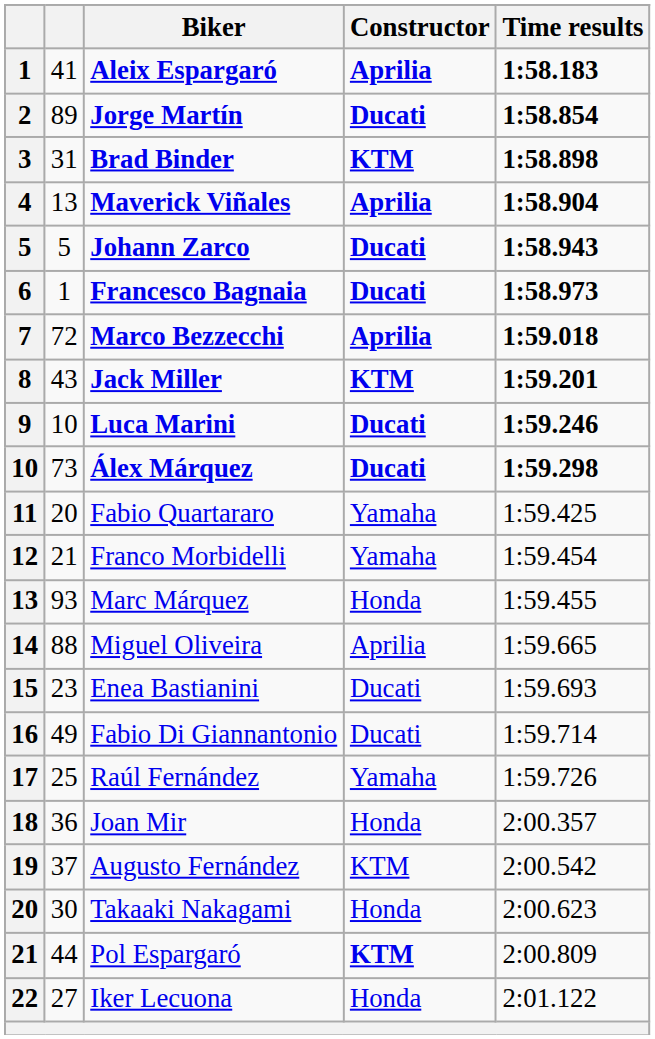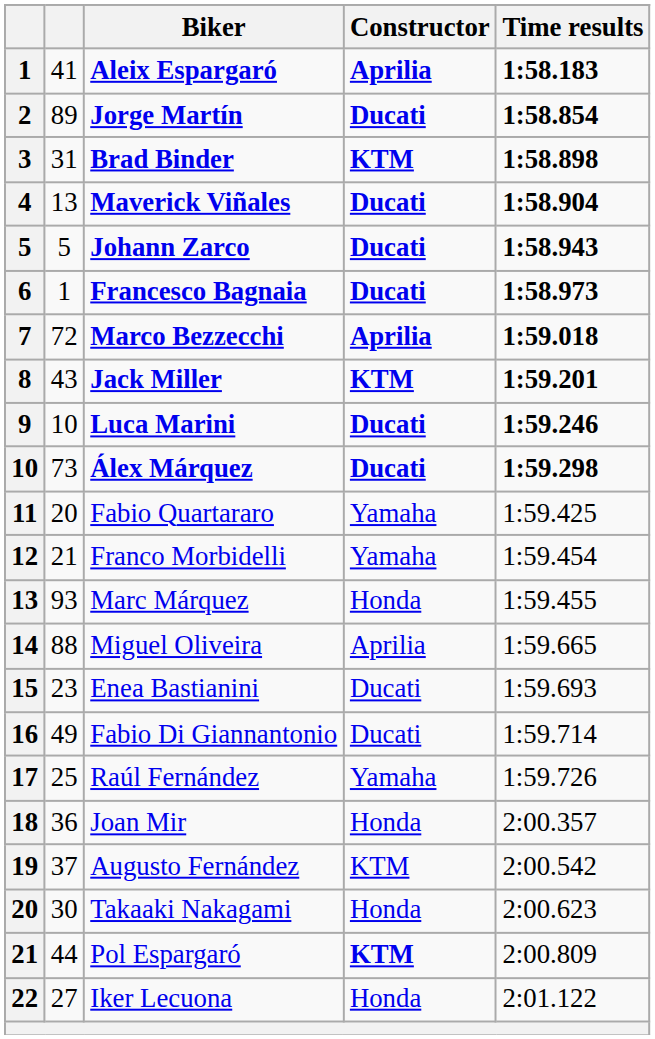(391, 203) Aprilia -> (388, 203) Ducati
